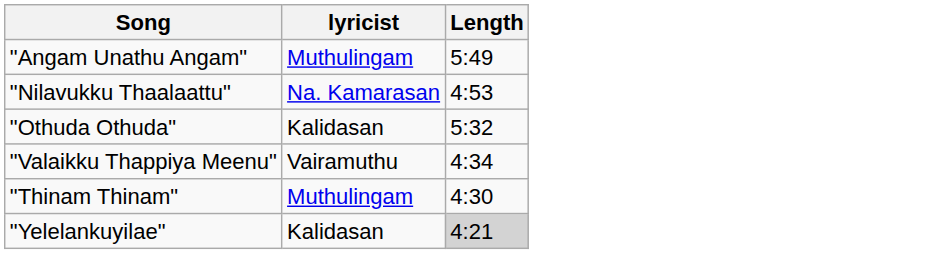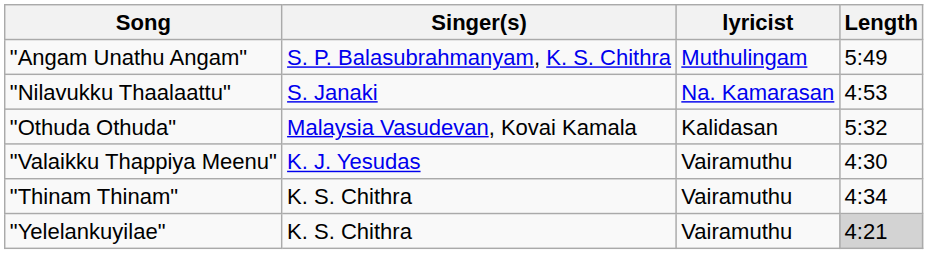+ column: (479, 22)
(472, 162) 4:34 -> (866, 162) 4:30
(350, 197) Muthulingam -> (737, 197) Vairamuthu
(472, 197) 4:30 -> (866, 197) 4:34
(335, 232) Kalidasan -> (737, 232) Vairamuthu
